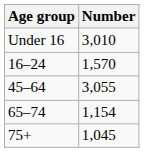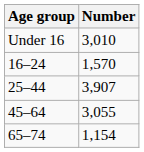+ row: (27, 87)
- row: (20, 135)
